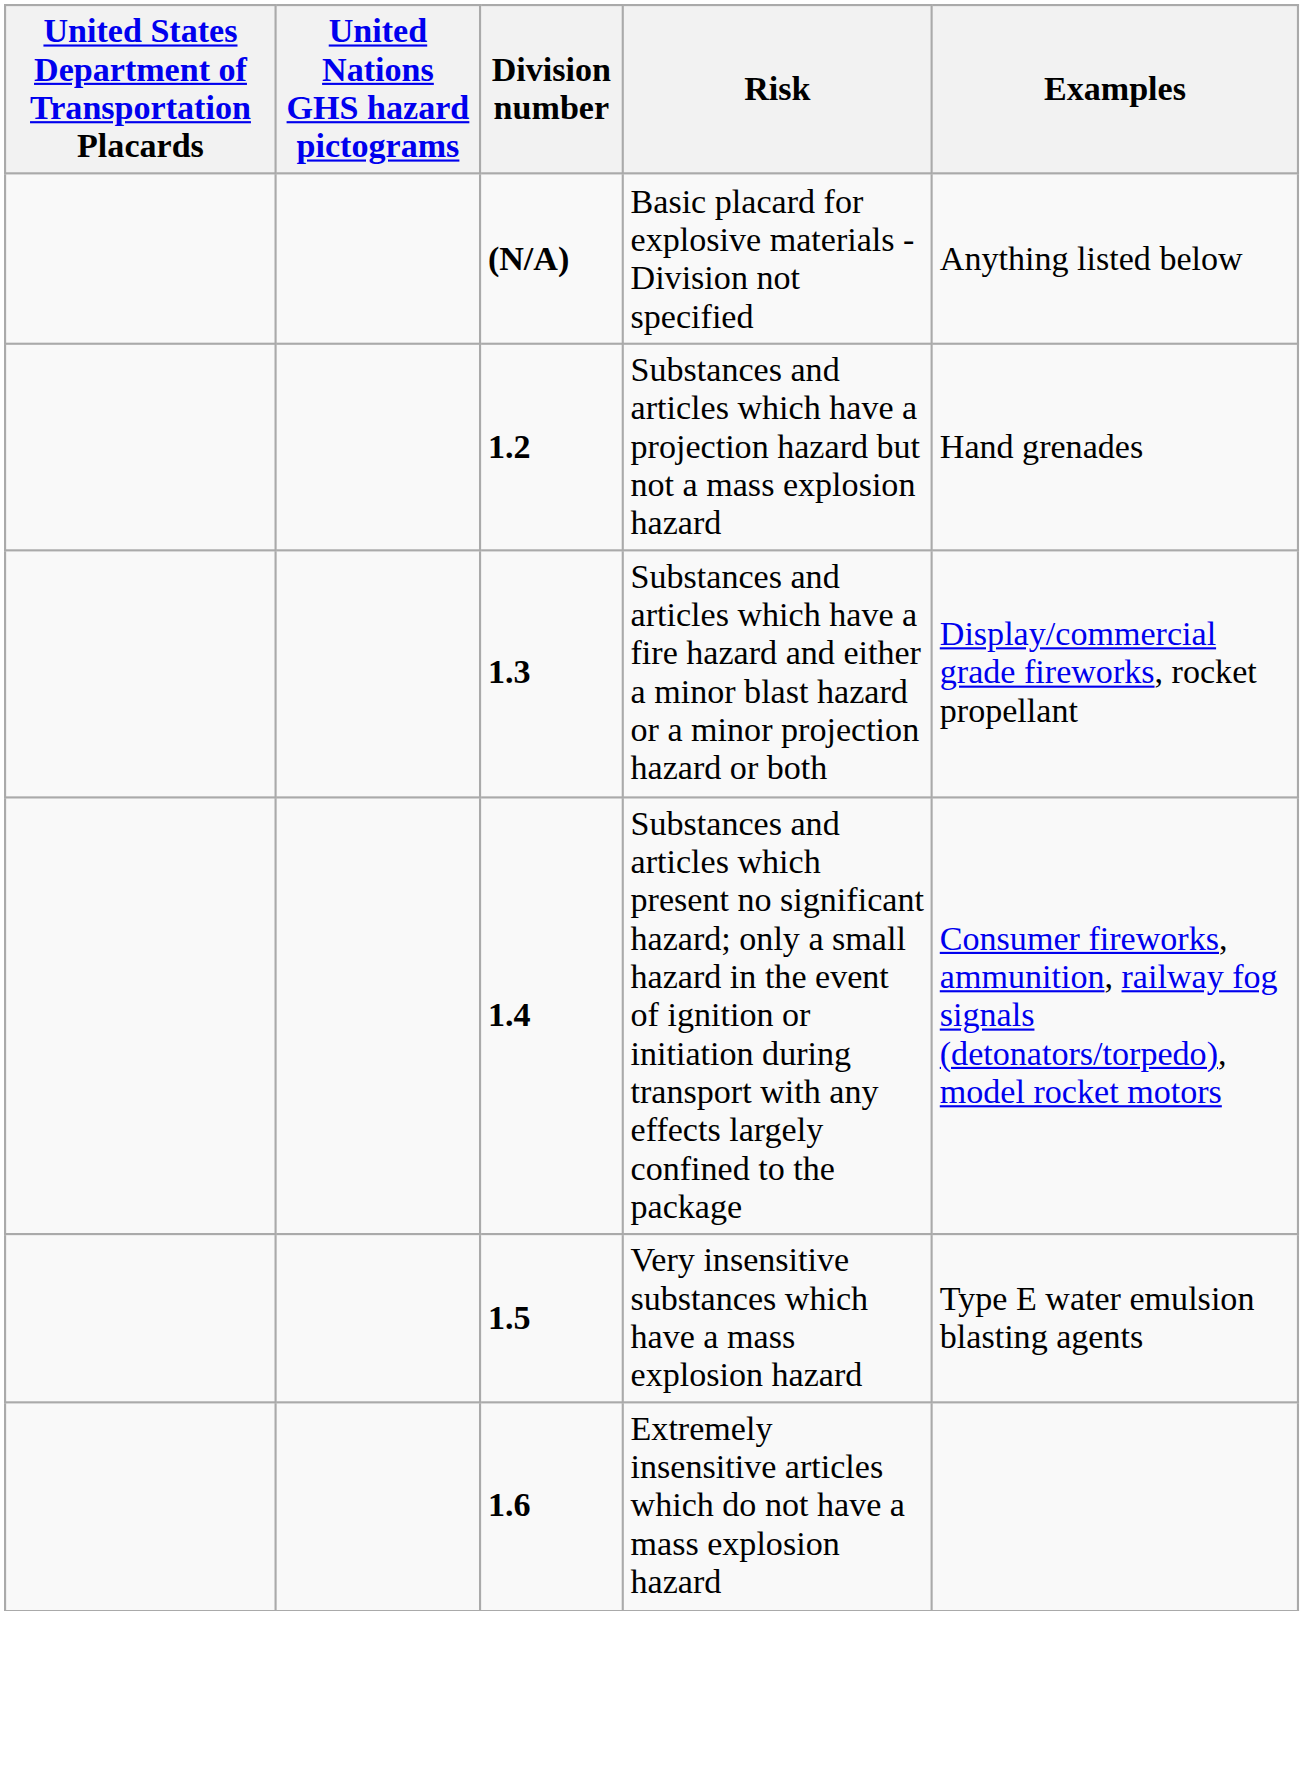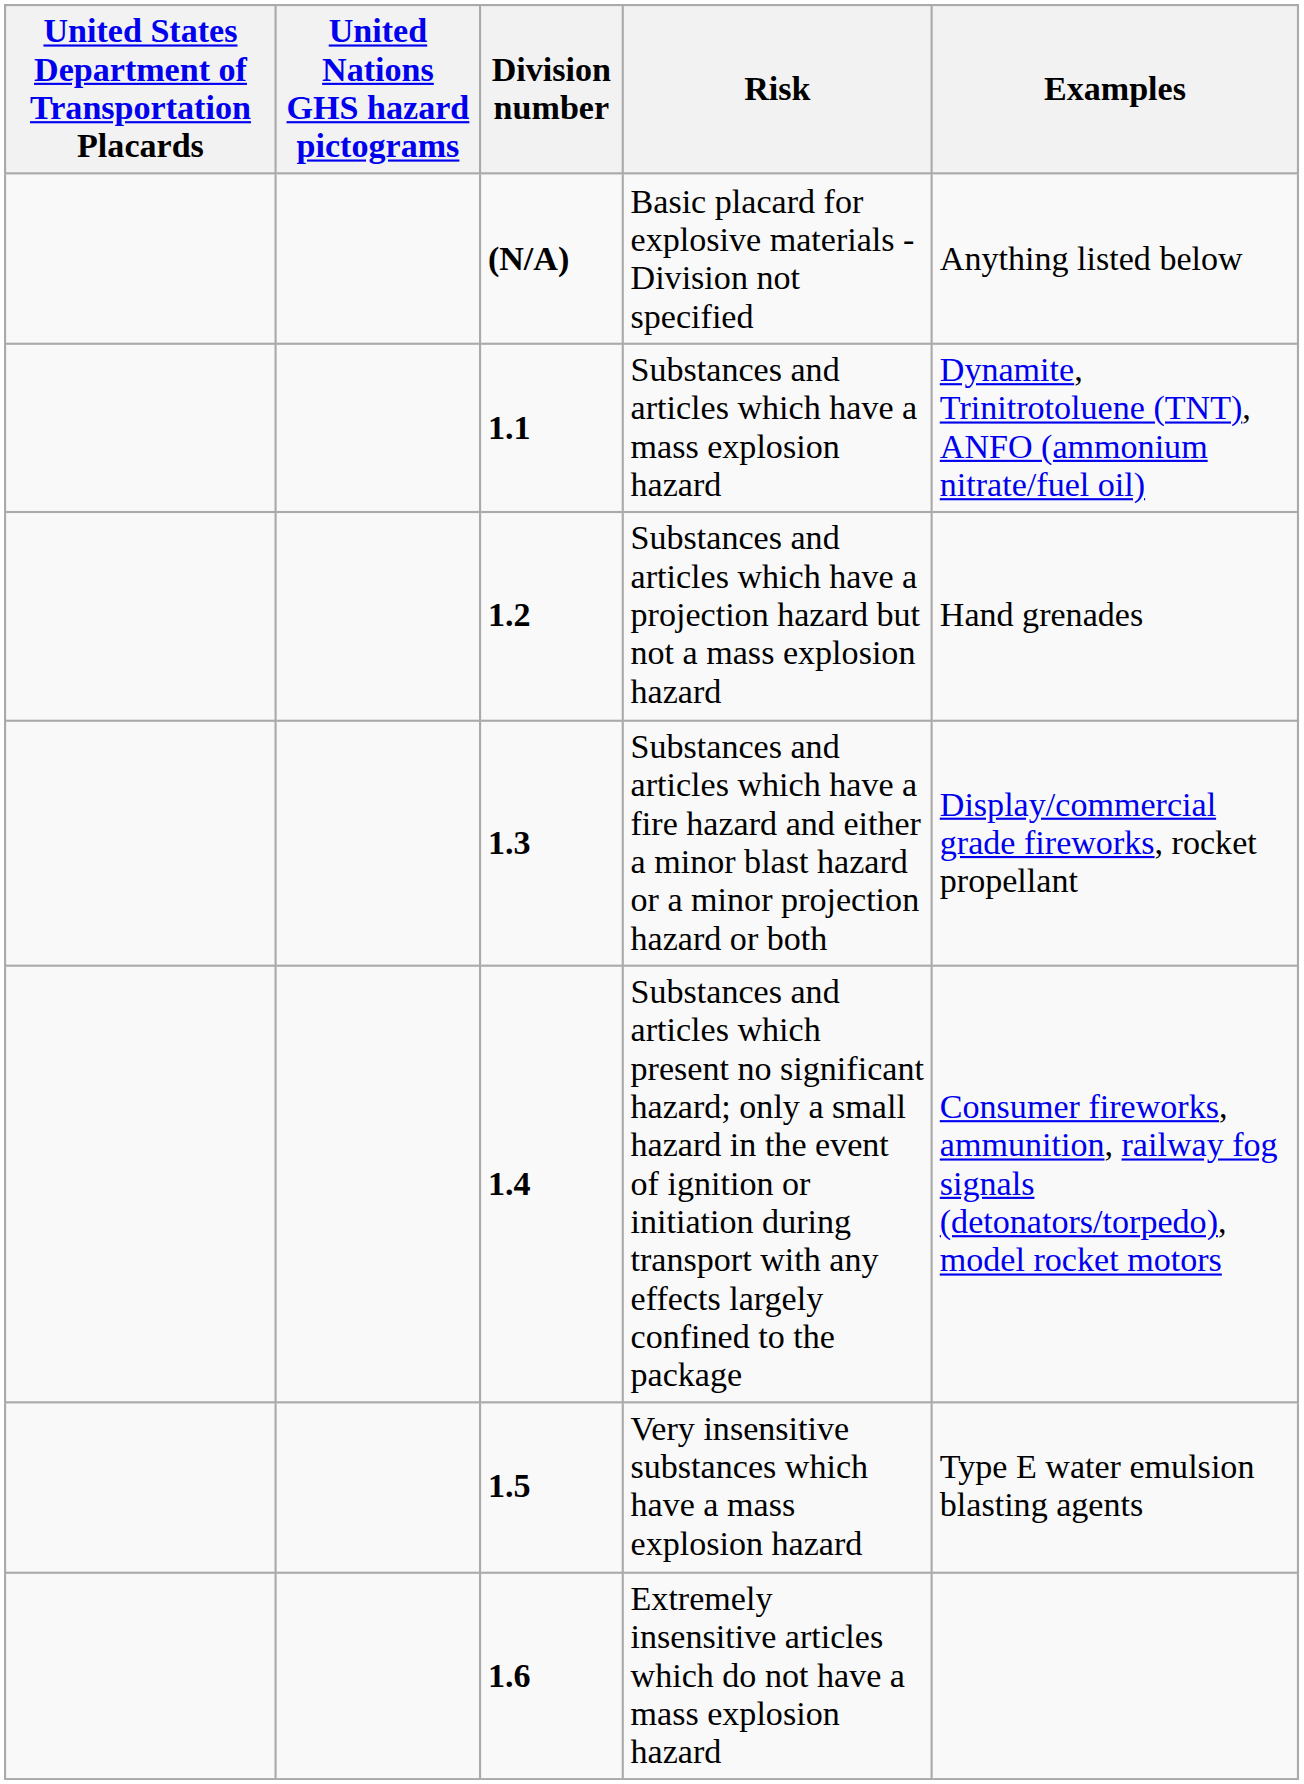+ row: (777, 428)
